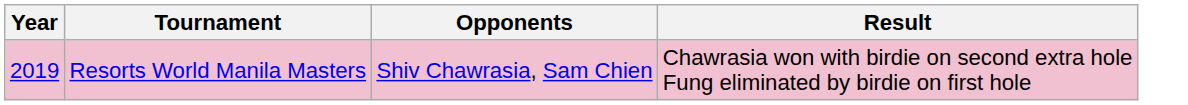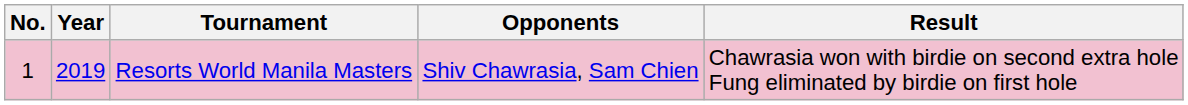+ column: (28, 22)
